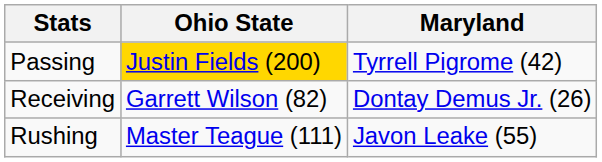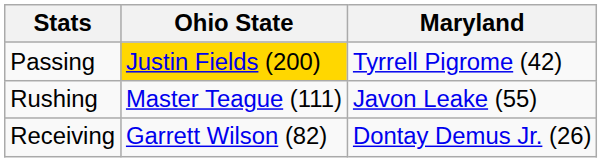rows swapped: (54, 136) <-> (63, 99)
